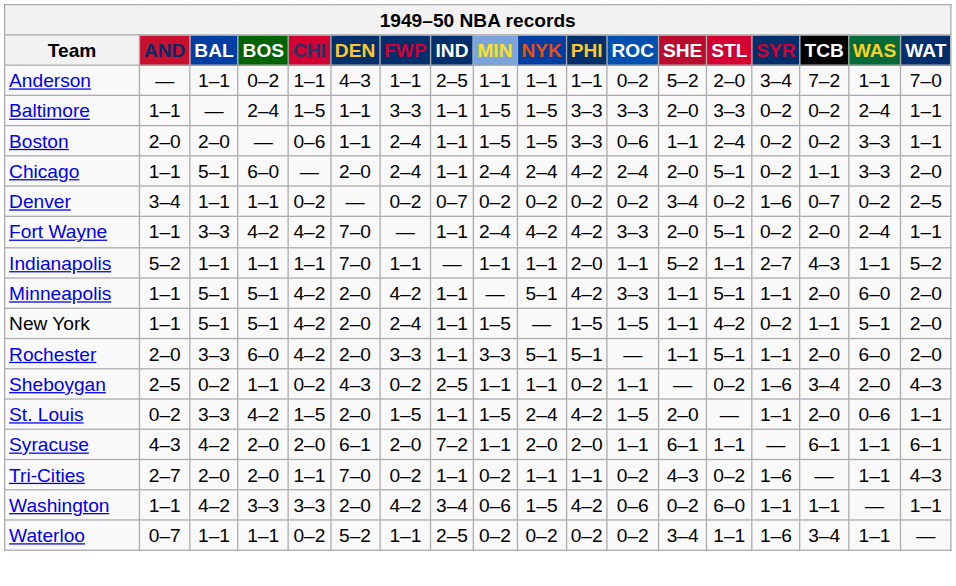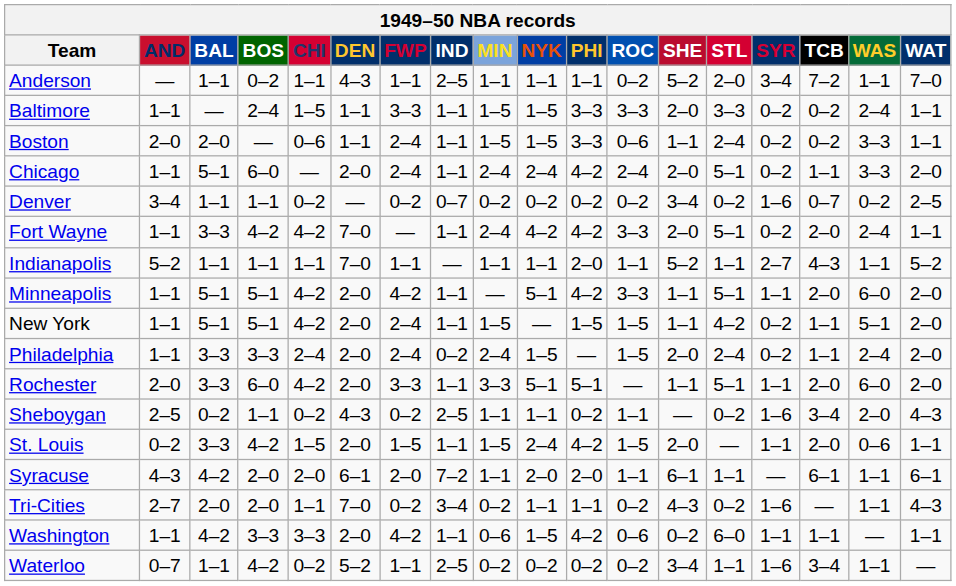+ row: (61, 353)
(452, 475) 1–1 -> (452, 505) 3–4
(452, 505) 3–4 -> (452, 535) 1–1
(263, 535) 1–1 -> (263, 566) 4–2
